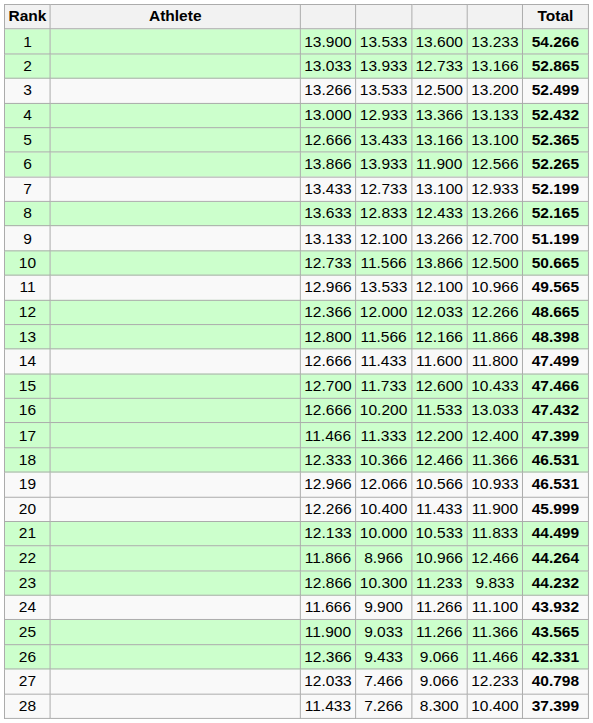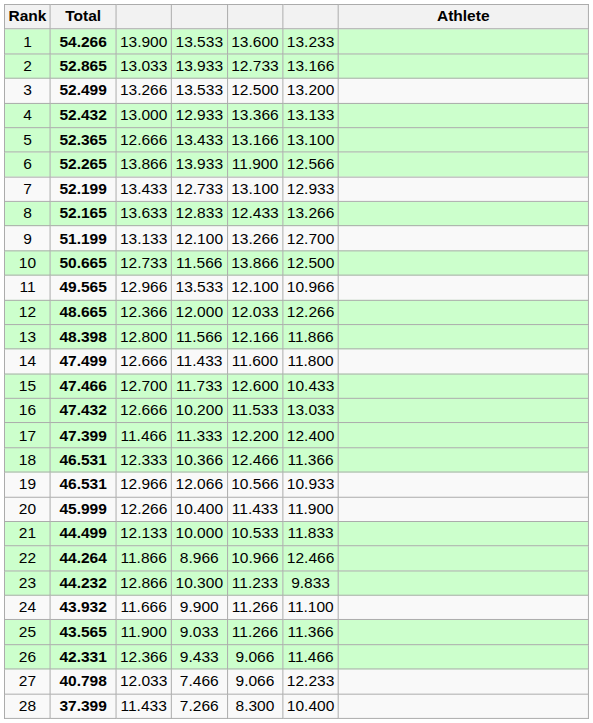columns swapped: (175, 16) <-> (555, 16)
